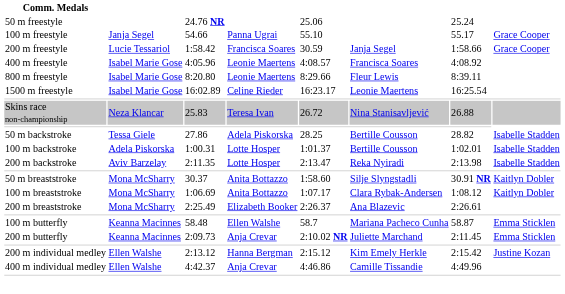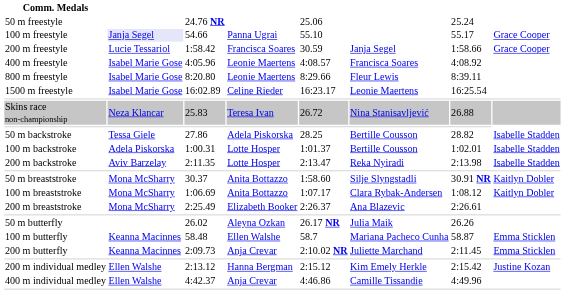(131, 35) no background -> (131, 35) lavender background
+ row: (34, 223)
